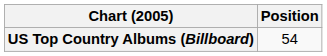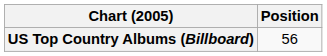(290, 39) 54 -> (290, 39) 56
